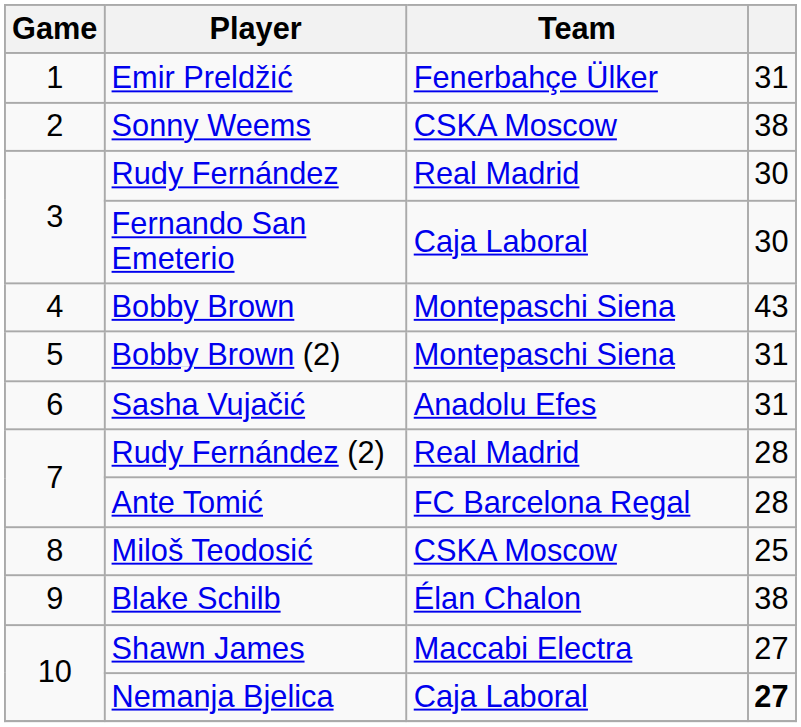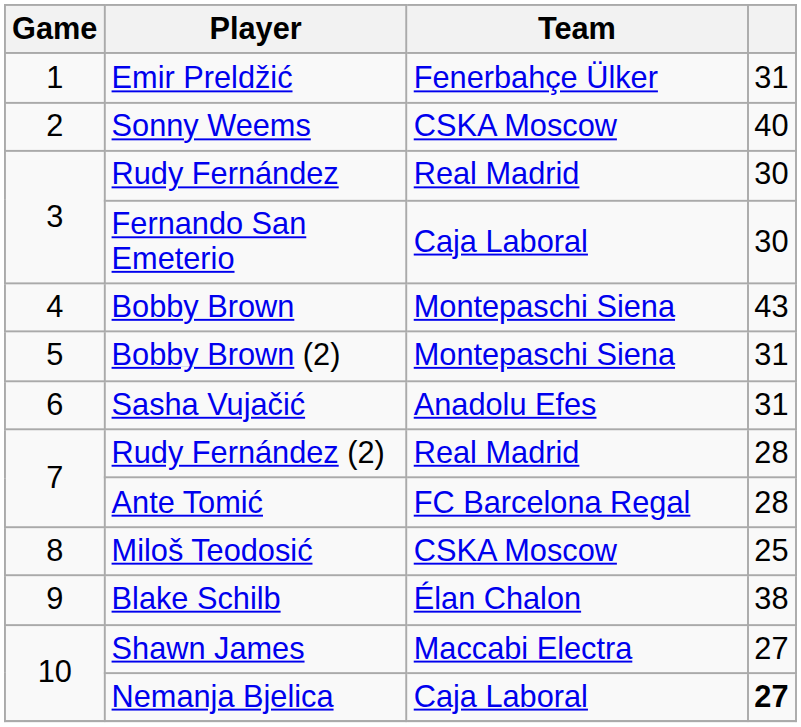(771, 126) 38 -> (771, 126) 40
